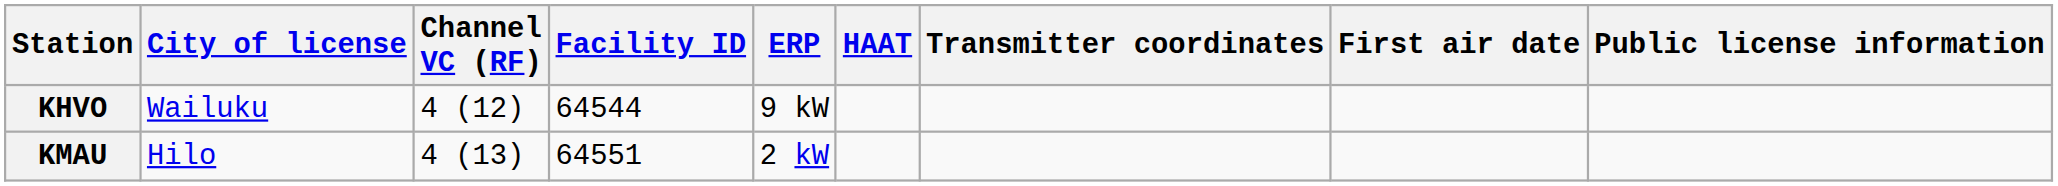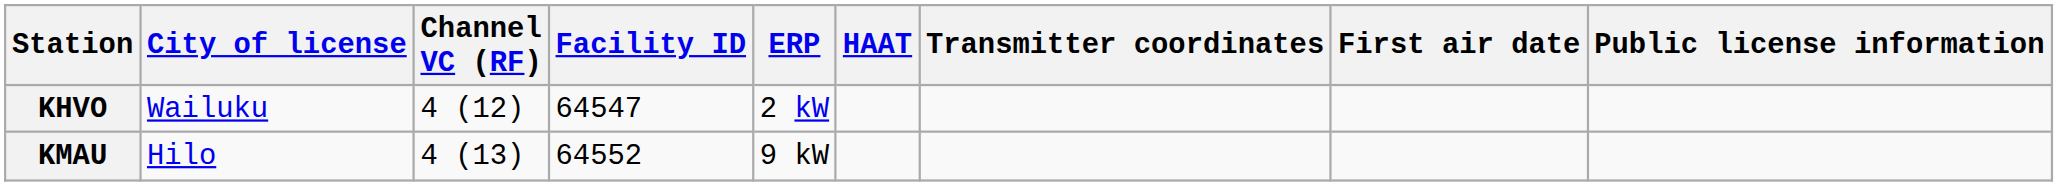(599, 109) 64544 -> (599, 109) 64547
(794, 109) 9 kW -> (794, 109) 2 kW
(599, 156) 64551 -> (599, 156) 64552
(794, 156) 2 kW -> (794, 156) 9 kW
